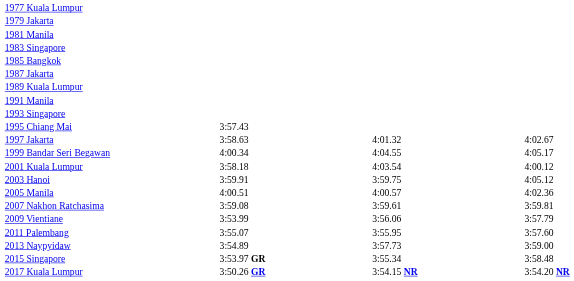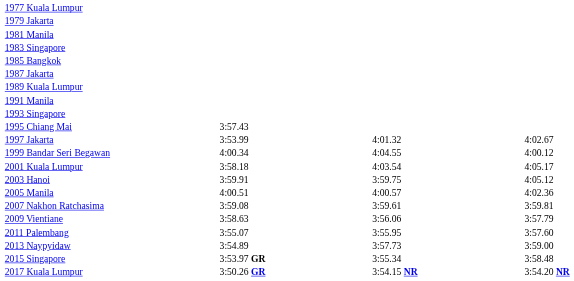(234, 140) 3:58.63 -> (234, 140) 3:53.99
(539, 153) 4:05.17 -> (539, 153) 4:00.12
(539, 166) 4:00.12 -> (539, 166) 4:05.17
(234, 219) 3:53.99 -> (234, 219) 3:58.63
